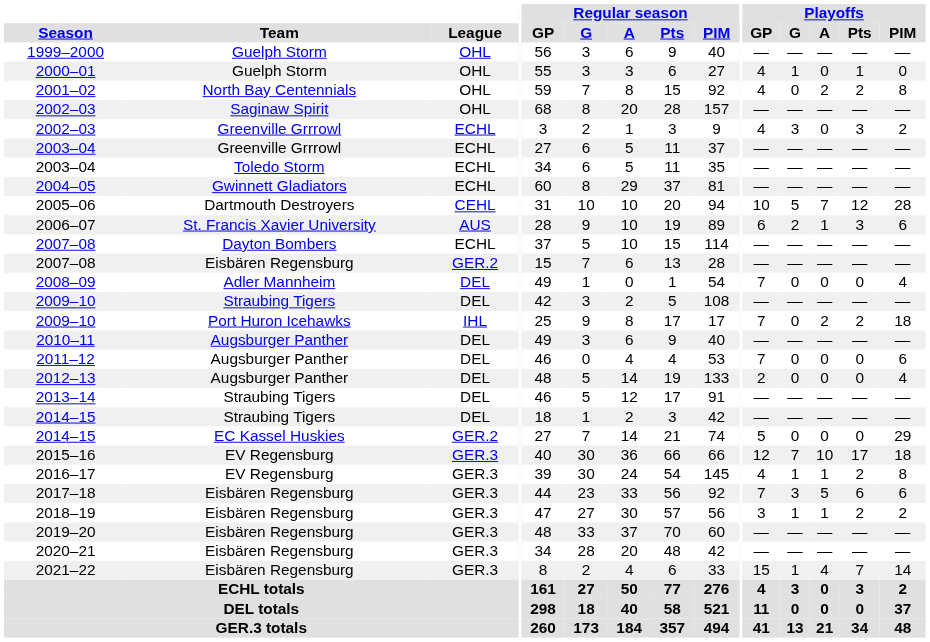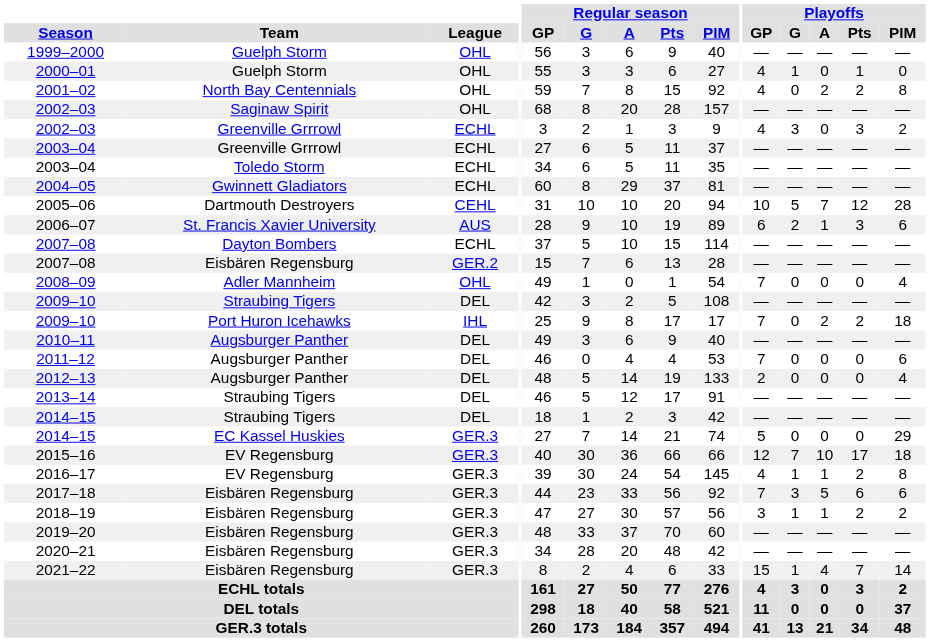(475, 282) DEL -> (475, 282) OHL
(475, 436) GER.2 -> (475, 436) GER.3
